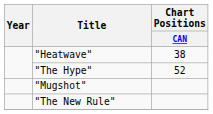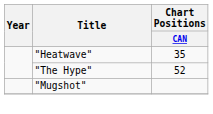(180, 55) 38 -> (180, 55) 35
- row: (75, 102)
